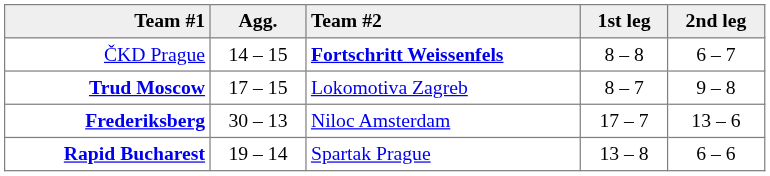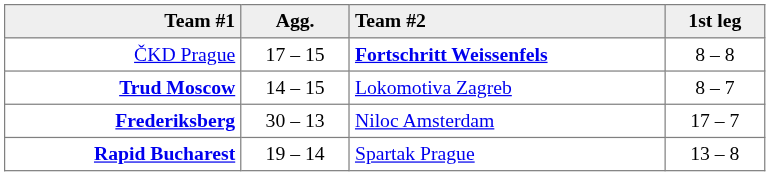- column: (716, 21)
(258, 54) 14 – 15 -> (295, 54) 17 – 15
(258, 87) 17 – 15 -> (295, 87) 14 – 15
